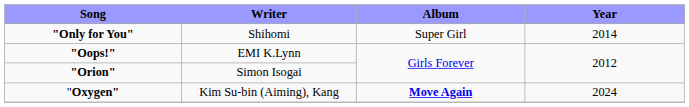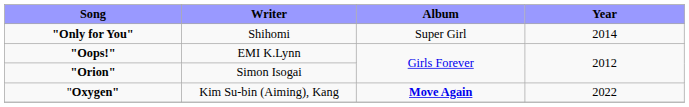(605, 92) 2024 -> (605, 92) 2022
